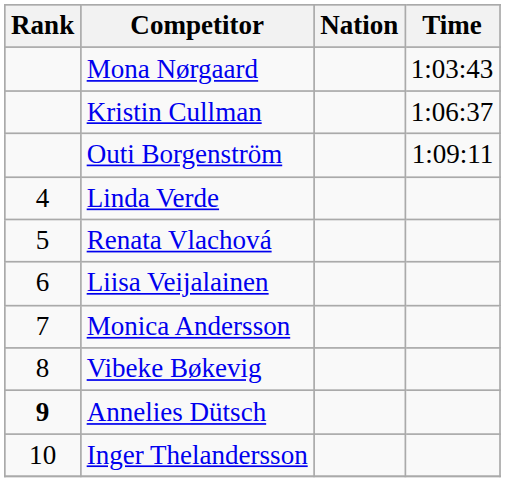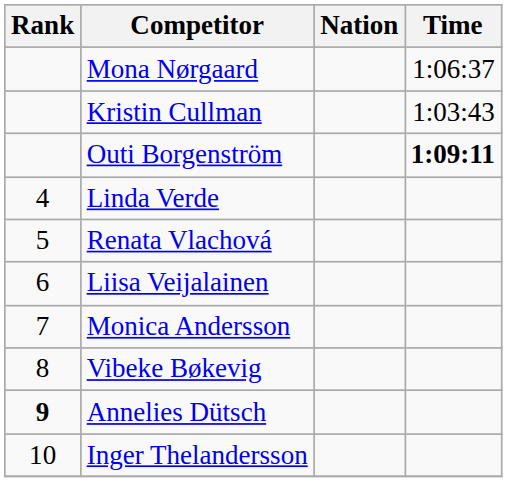(452, 68) 1:03:43 -> (454, 68) 1:06:37
(452, 111) 1:06:37 -> (454, 111) 1:03:43
(453, 154) normal -> (453, 154) bold
